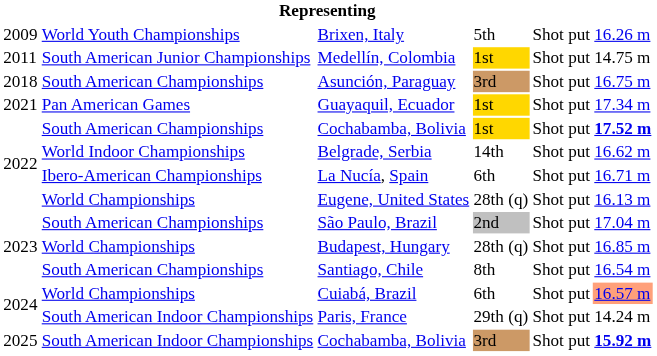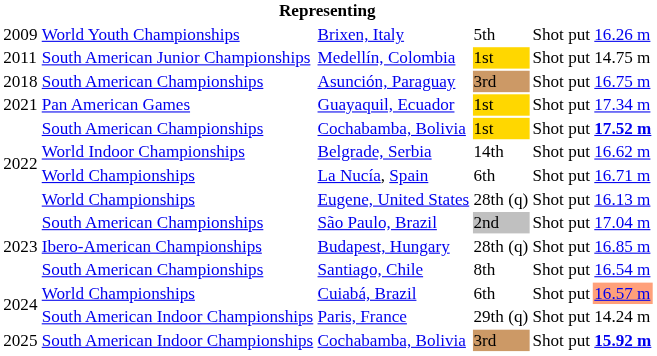(152, 175) Ibero-American Championships -> (118, 175) World Championships
(118, 246) World Championships -> (152, 246) Ibero-American Championships
